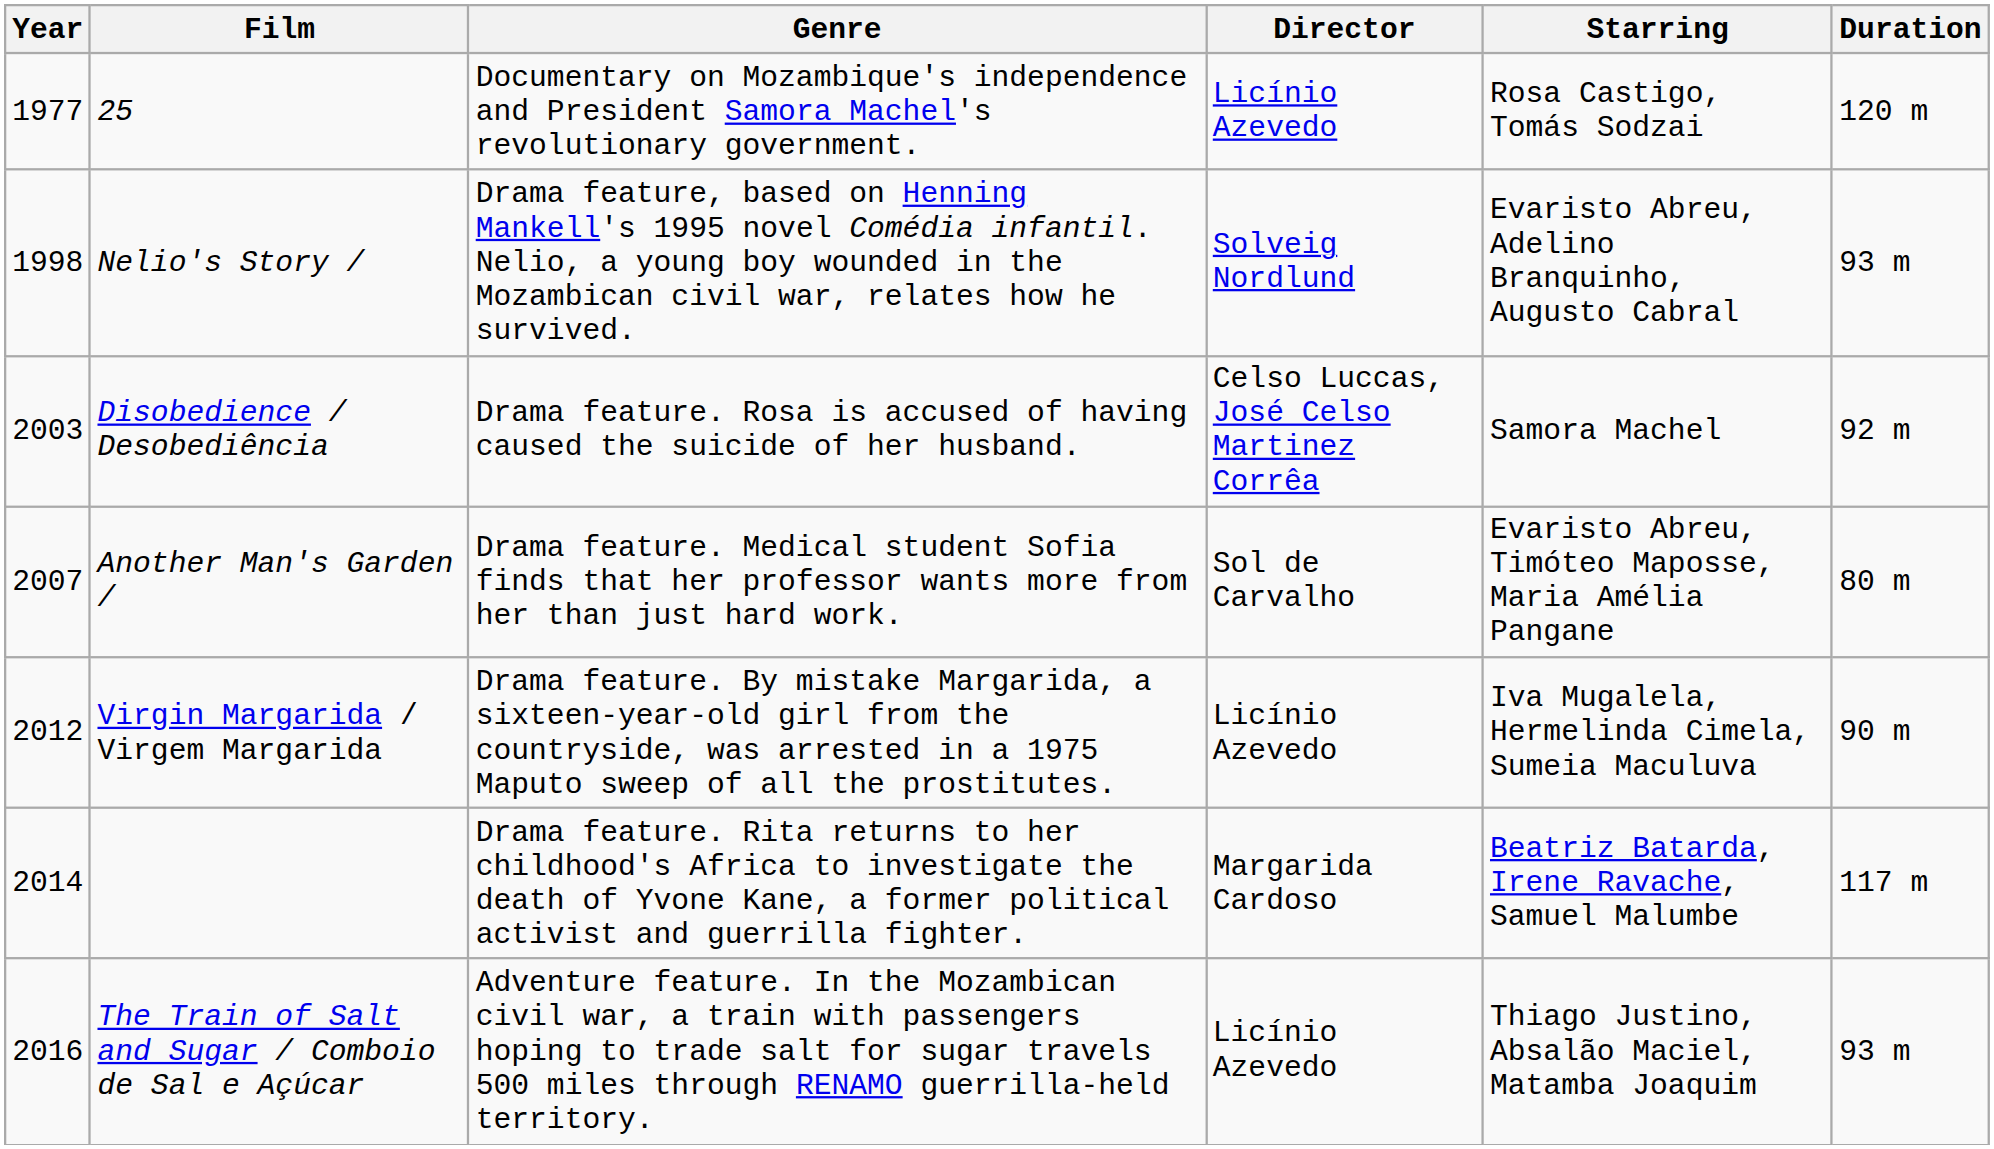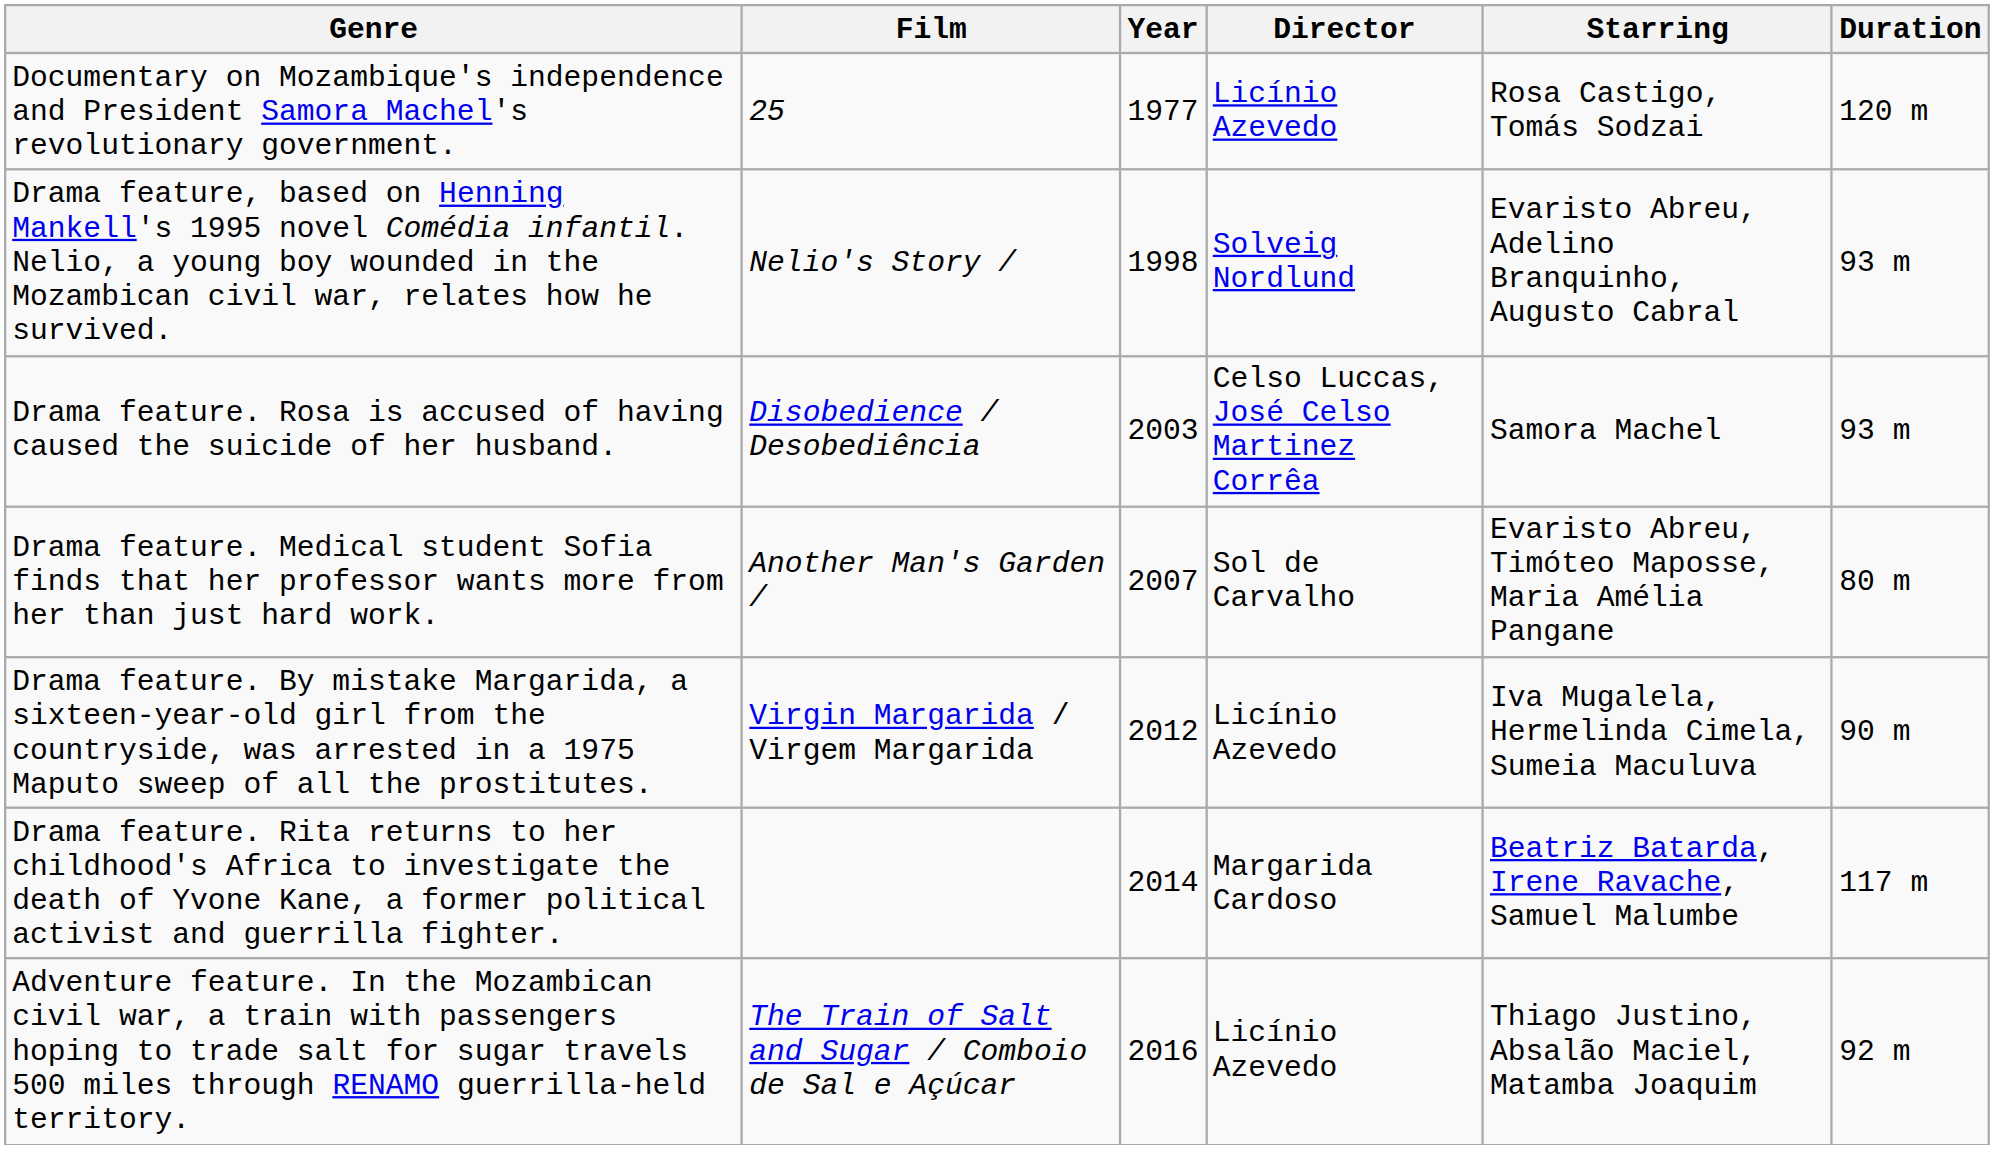columns swapped: (48, 29) <-> (837, 29)
(1875, 431) 92 m -> (1875, 431) 93 m
(1875, 1051) 93 m -> (1875, 1051) 92 m
